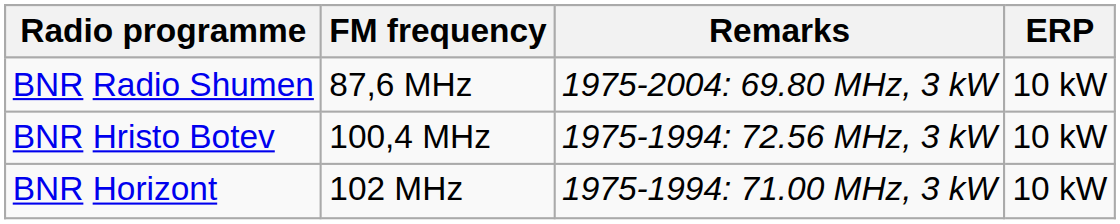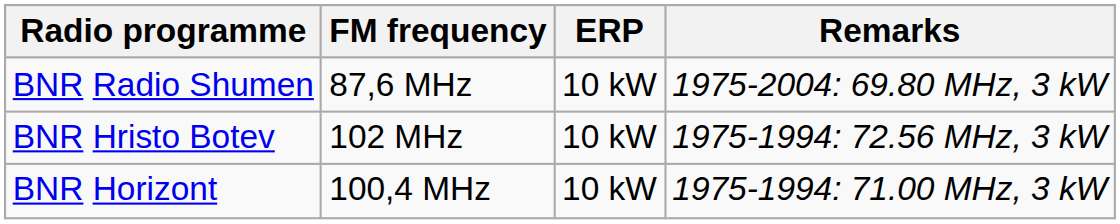columns swapped: (1060, 31) <-> (780, 31)
(410, 137) 100,4 MHz -> (396, 137) 102 MHz
(396, 190) 102 MHz -> (410, 190) 100,4 MHz
